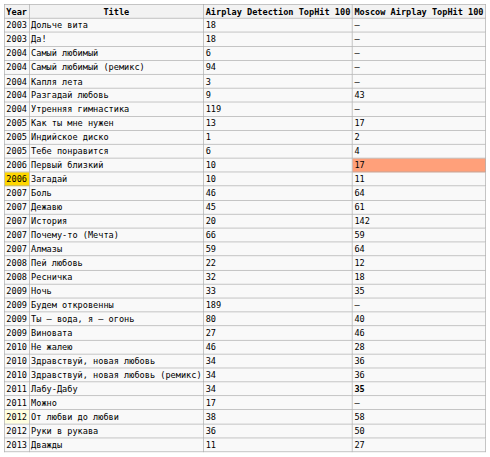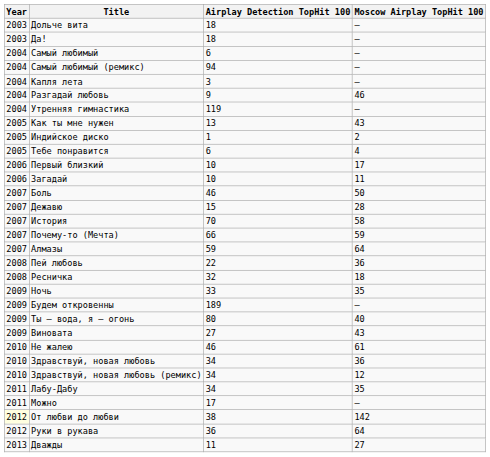(360, 95) 43 -> (360, 95) 46
(360, 123) 17 -> (360, 123) 43
(360, 165) lightsalmon background -> (360, 165) no background
(17, 179) gold background -> (17, 179) no background
(360, 193) 64 -> (360, 193) 50
(211, 207) 45 -> (211, 207) 15
(360, 207) 61 -> (360, 207) 28
(211, 221) 20 -> (211, 221) 70
(362, 221) 142 -> (360, 221) 58
(360, 263) 12 -> (360, 263) 36
(360, 333) 46 -> (360, 333) 43
(360, 347) 28 -> (360, 347) 61
(360, 375) 36 -> (360, 375) 12
(360, 389) bold -> (360, 389) normal
(360, 417) 58 -> (362, 417) 142
(360, 431) 50 -> (360, 431) 64
